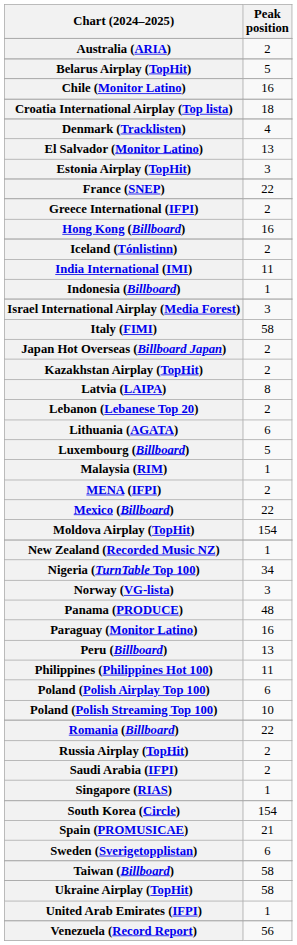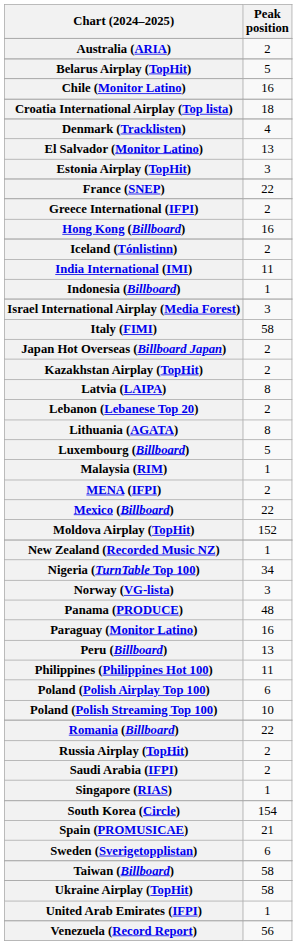(267, 429) 6 -> (267, 429) 8
(267, 529) 154 -> (267, 529) 152
